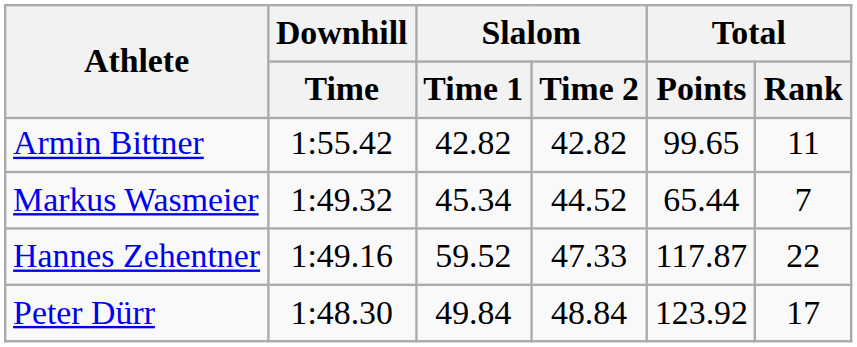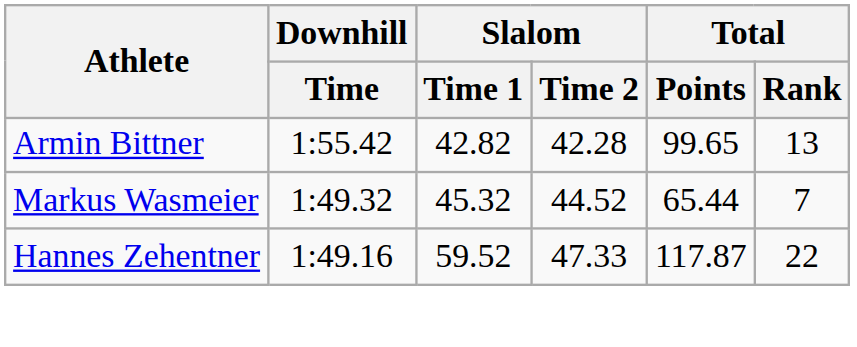(589, 144) 42.82 -> (589, 144) 42.28
(803, 144) 11 -> (802, 144) 13
(473, 200) 45.34 -> (473, 200) 45.32
- row: (84, 311)
